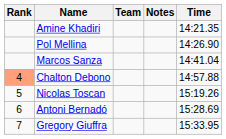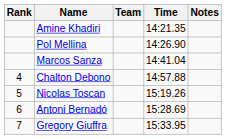columns swapped: (199, 12) <-> (160, 12)
(19, 77) lightsalmon background -> (19, 77) no background
